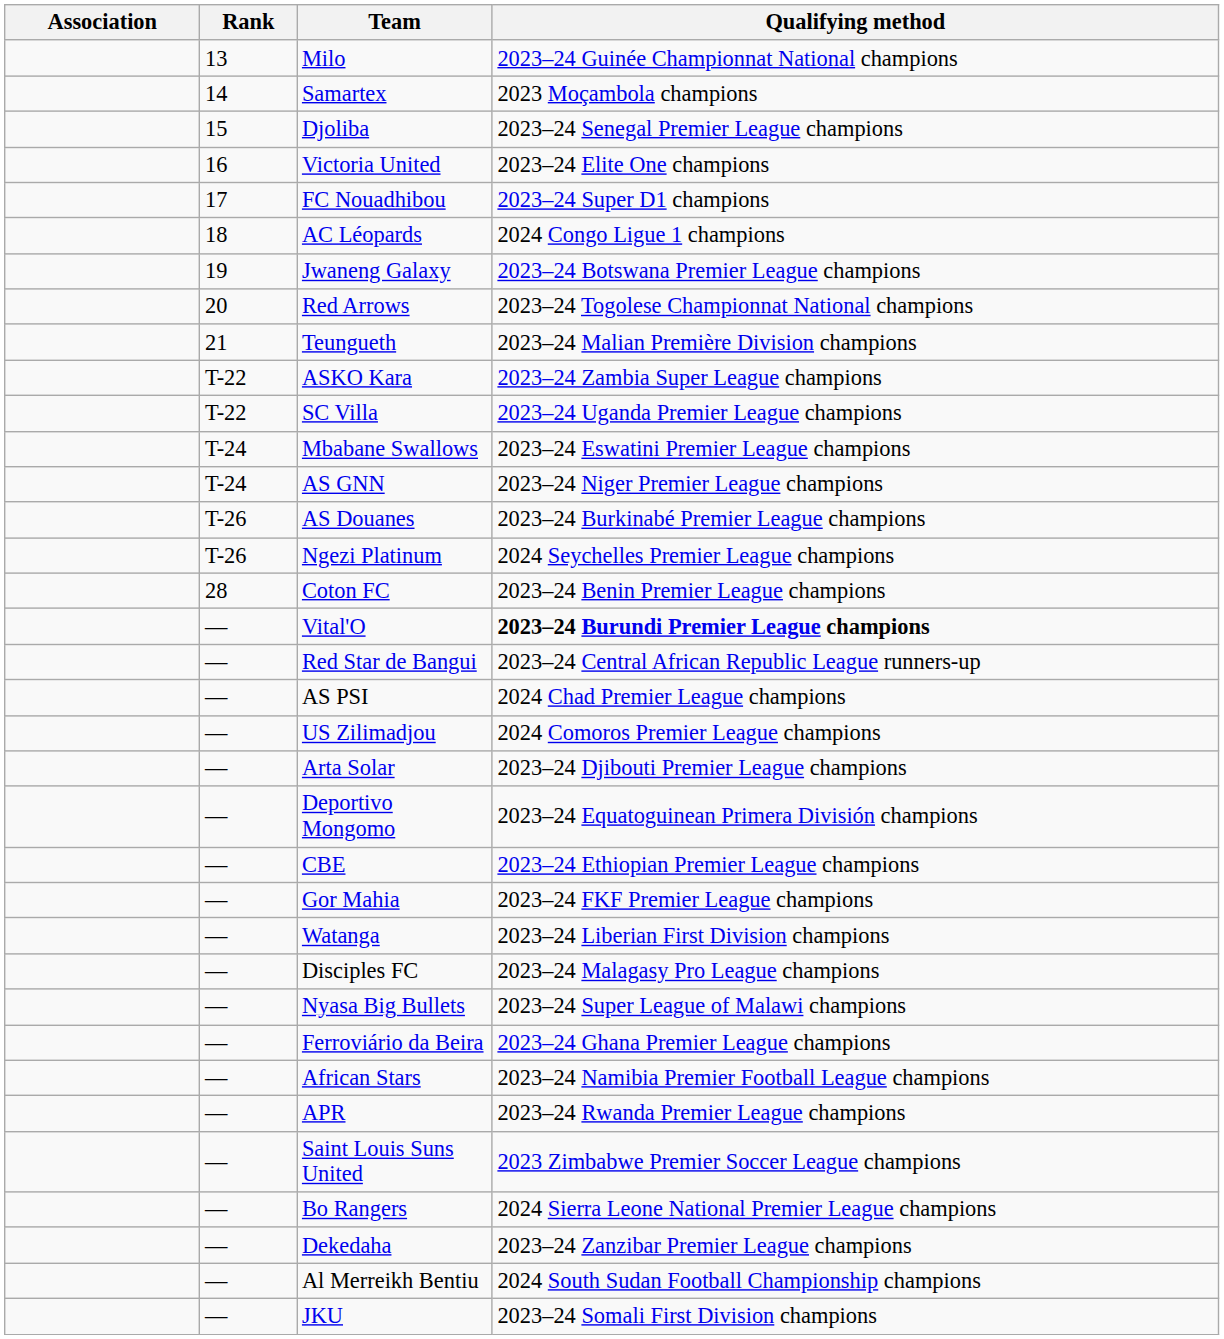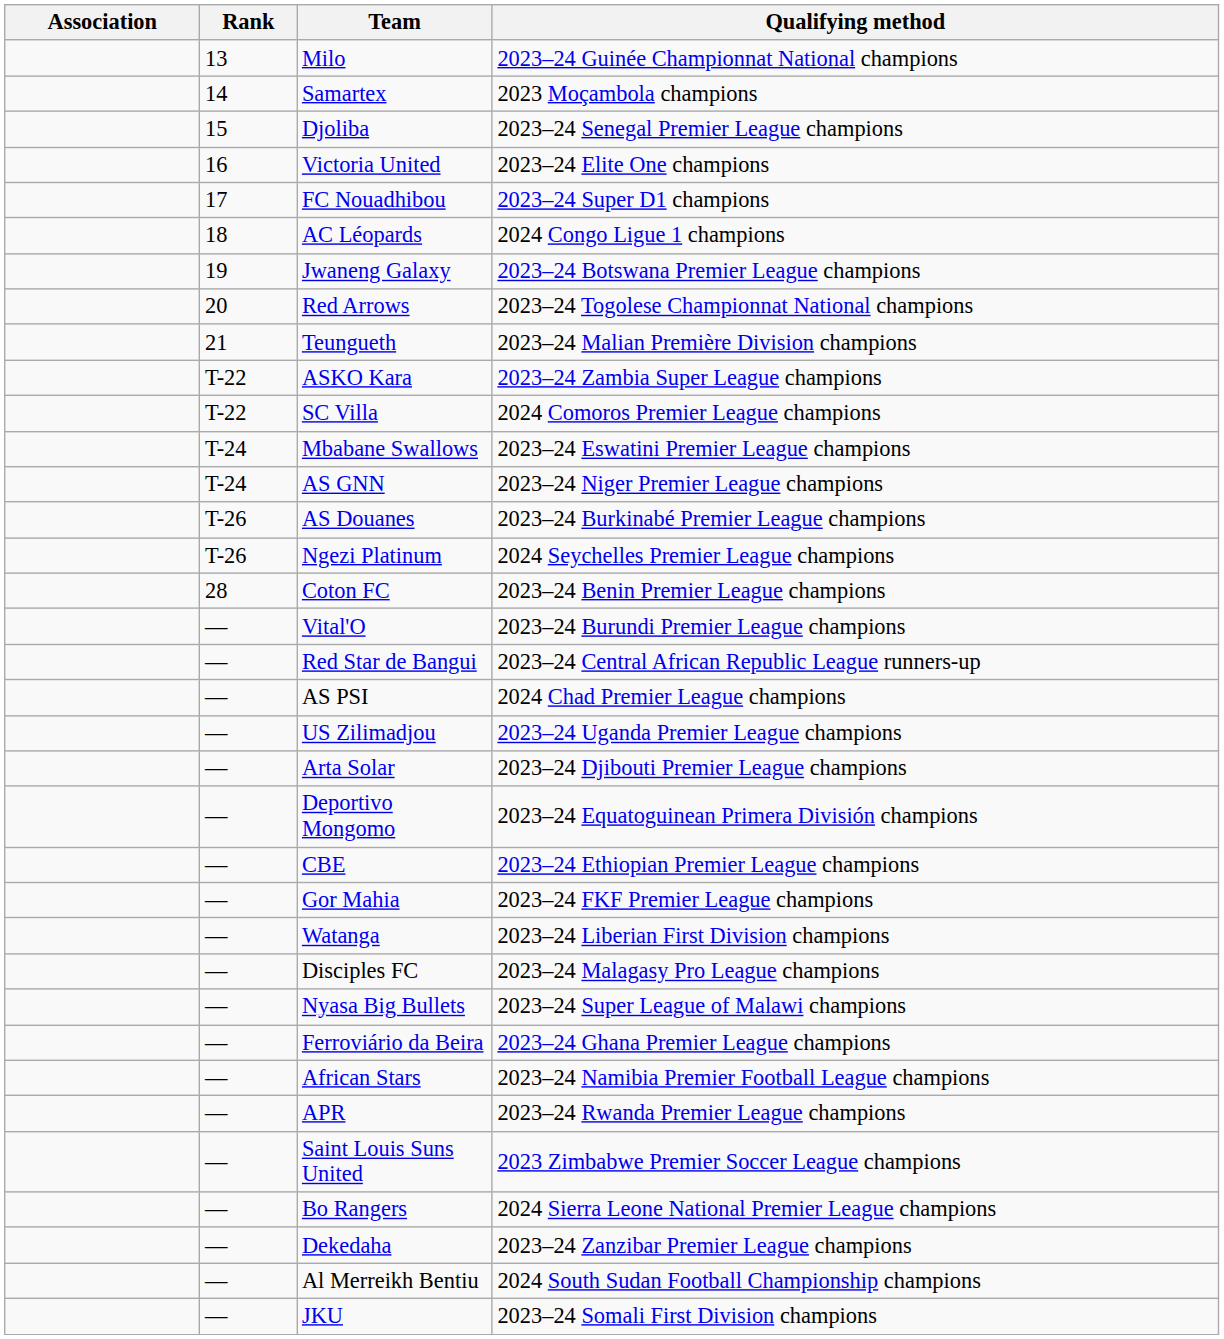(700, 413) 2023–24 Uganda Premier League champions -> (689, 413) 2024 Comoros Premier League champions
(714, 626) bold -> (701, 626) normal
(689, 732) 2024 Comoros Premier League champions -> (700, 732) 2023–24 Uganda Premier League champions
